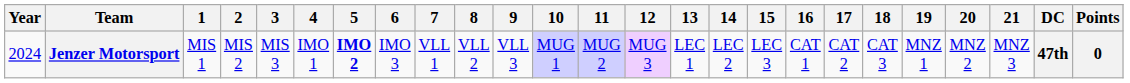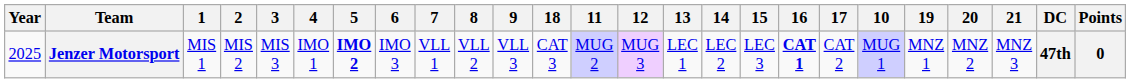columns swapped: (556, 17) <-> (882, 17)
(25, 54) 2024 -> (25, 54) 2025
(805, 54) normal -> (799, 54) bold
